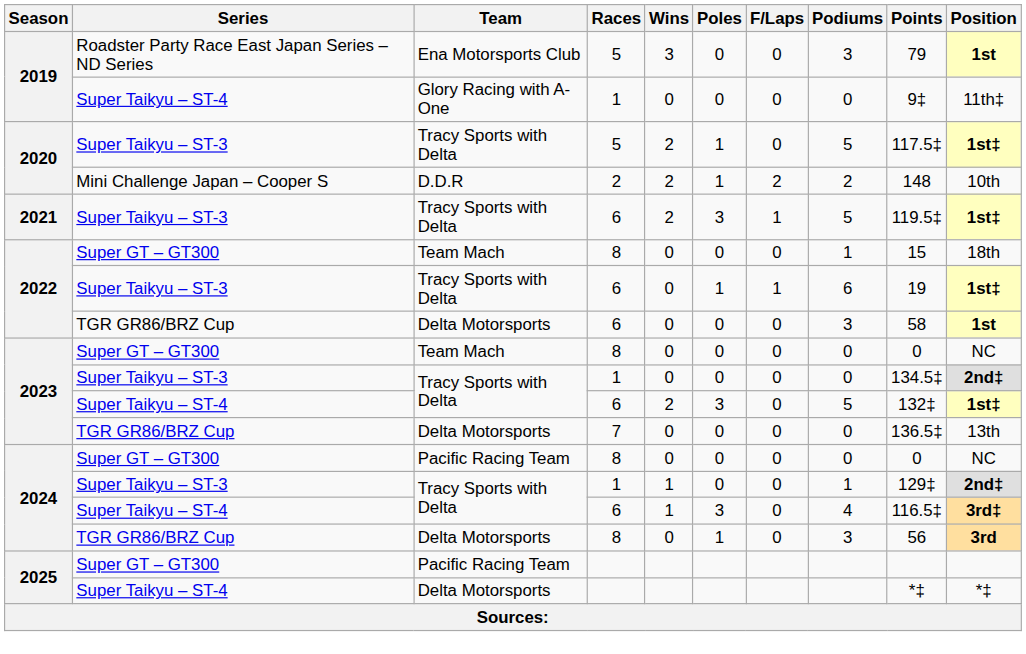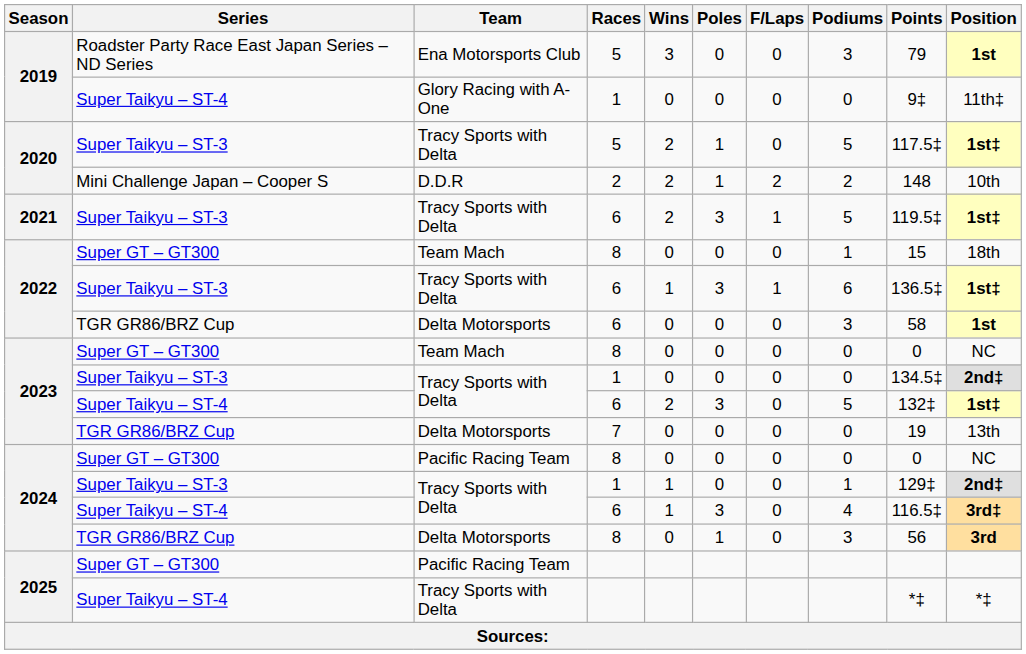(669, 289) 0 -> (669, 289) 1
(720, 289) 1 -> (720, 289) 3
(917, 289) 19 -> (917, 289) 136.5‡
(917, 431) 136.5‡ -> (917, 431) 19
(484, 591) Delta Motorsports -> (482, 600) Tracy Sports with Delta
